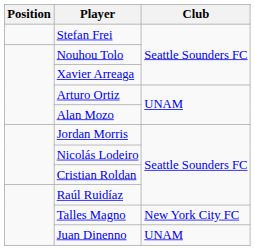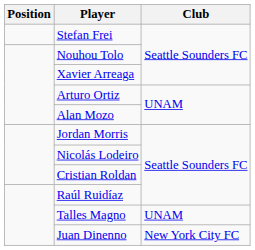(192, 214) New York City FC -> (164, 214) UNAM
(164, 235) UNAM -> (192, 235) New York City FC
